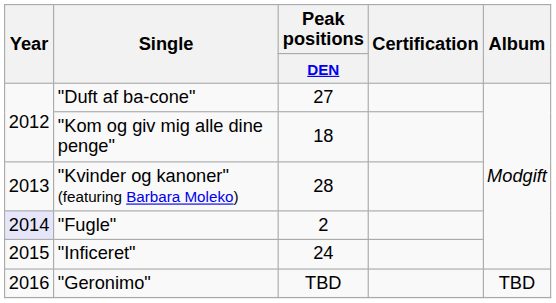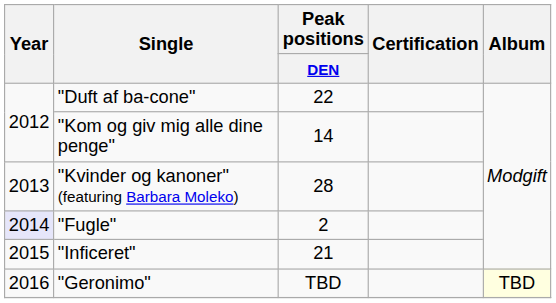(323, 97) 27 -> (323, 97) 22
(323, 136) 18 -> (323, 136) 14
(323, 254) 24 -> (323, 254) 21
(517, 283) no background -> (517, 283) lightyellow background
